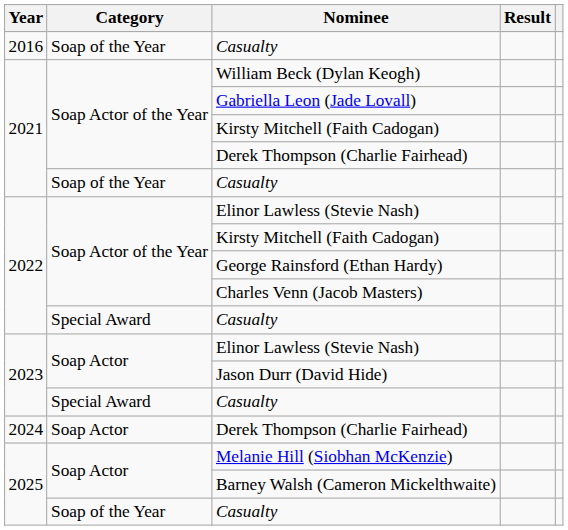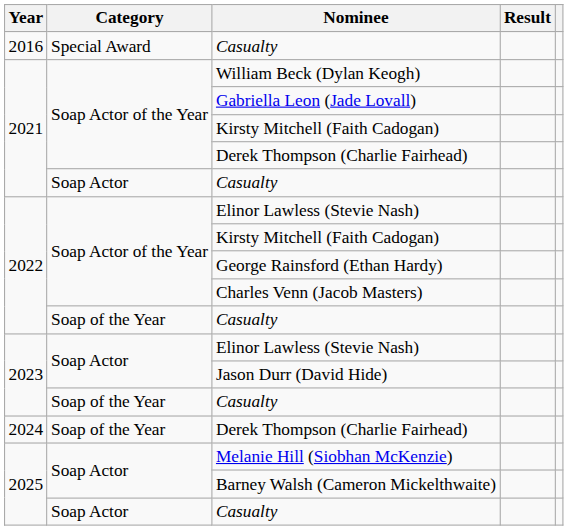(108, 45) Soap of the Year -> (101, 45) Special Award
(108, 182) Soap of the Year -> (90, 182) Soap Actor
(101, 319) Special Award -> (108, 319) Soap of the Year
(101, 401) Special Award -> (108, 401) Soap of the Year
(90, 429) Soap Actor -> (108, 429) Soap of the Year
(108, 511) Soap of the Year -> (90, 511) Soap Actor
